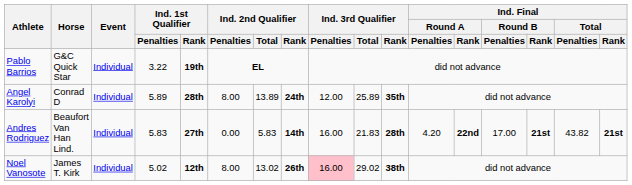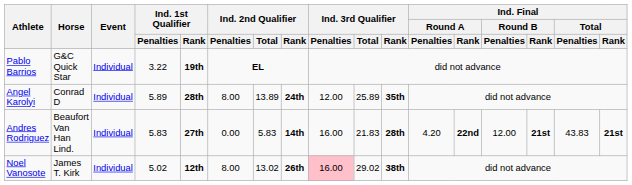(504, 133) 17.00 -> (504, 133) 12.00
(577, 133) 43.82 -> (577, 133) 43.83
